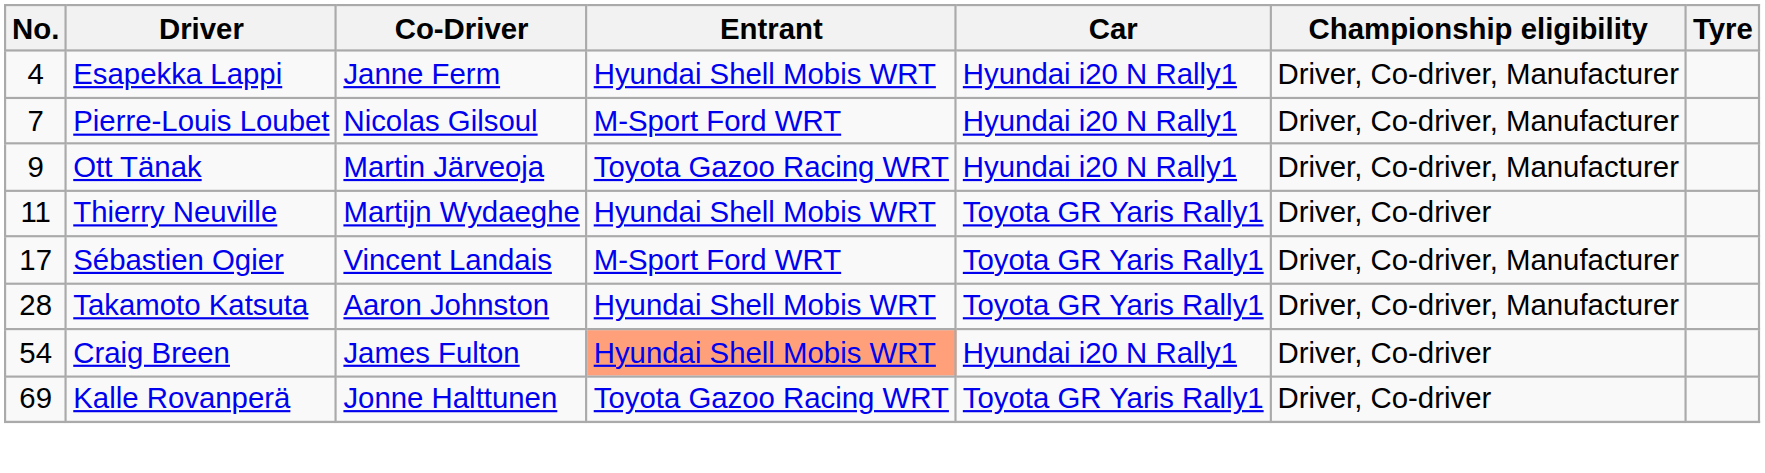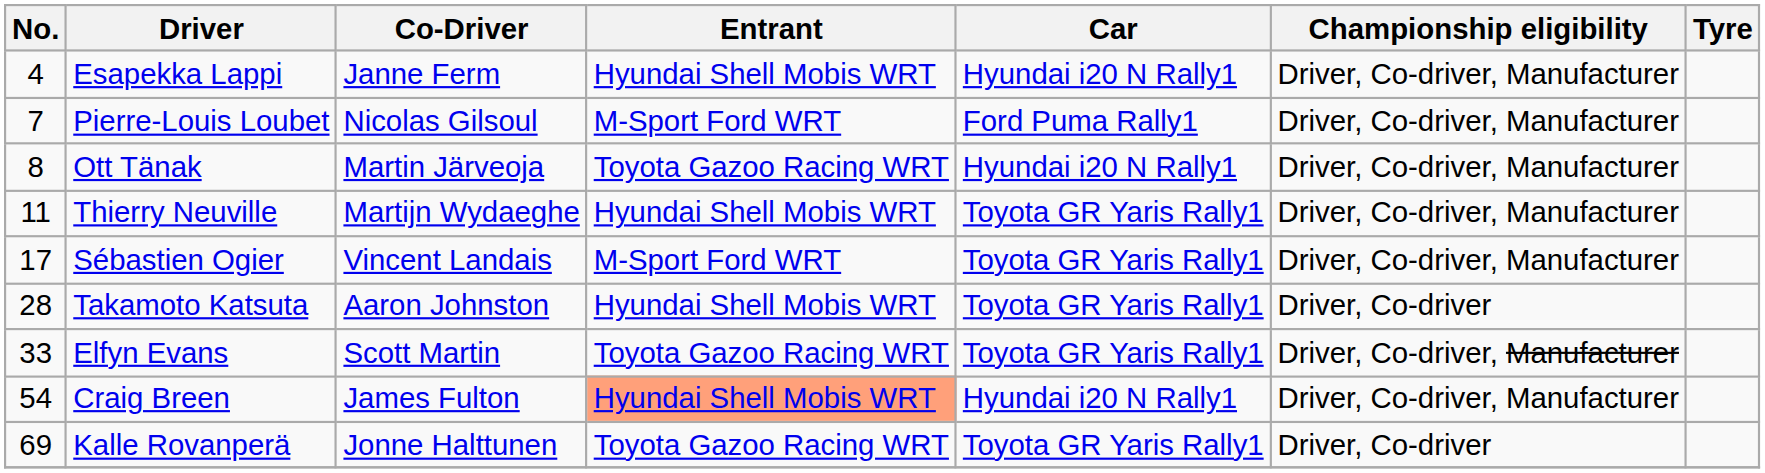(1100, 120) Hyundai i20 N Rally1 -> (1080, 120) Ford Puma Rally1
(36, 167) 9 -> (36, 167) 8
(1384, 213) Driver, Co-driver -> (1478, 213) Driver, Co-driver, Manufacturer
(1478, 306) Driver, Co-driver, Manufacturer -> (1384, 306) Driver, Co-driver
+ row: (151, 352)
(1384, 352) Driver, Co-driver -> (1478, 398) Driver, Co-driver, Manufacturer
